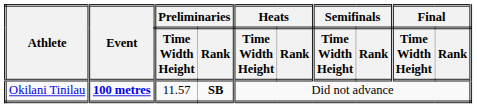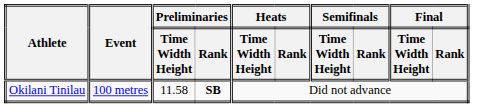(122, 91) bold -> (121, 91) normal
(177, 91) 11.57 -> (174, 91) 11.58
